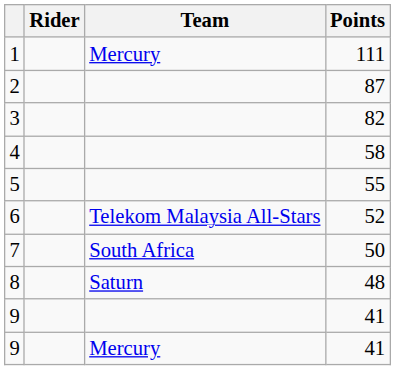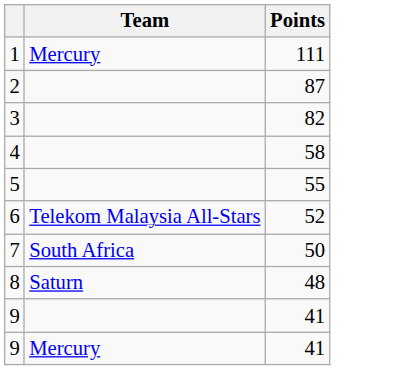- column: (54, 20)
